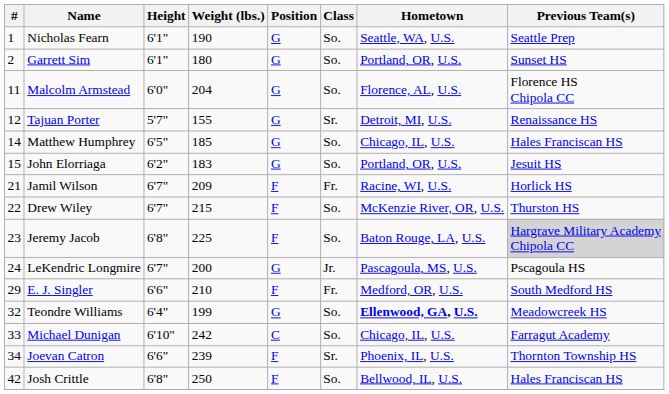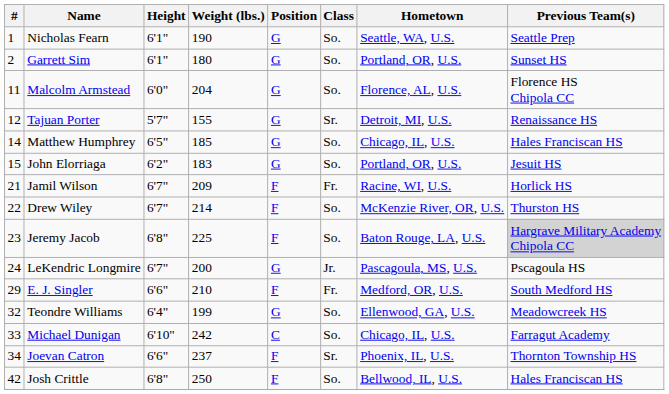(202, 208) 215 -> (202, 208) 214
(419, 312) bold -> (417, 312) normal
(202, 356) 239 -> (202, 356) 237
